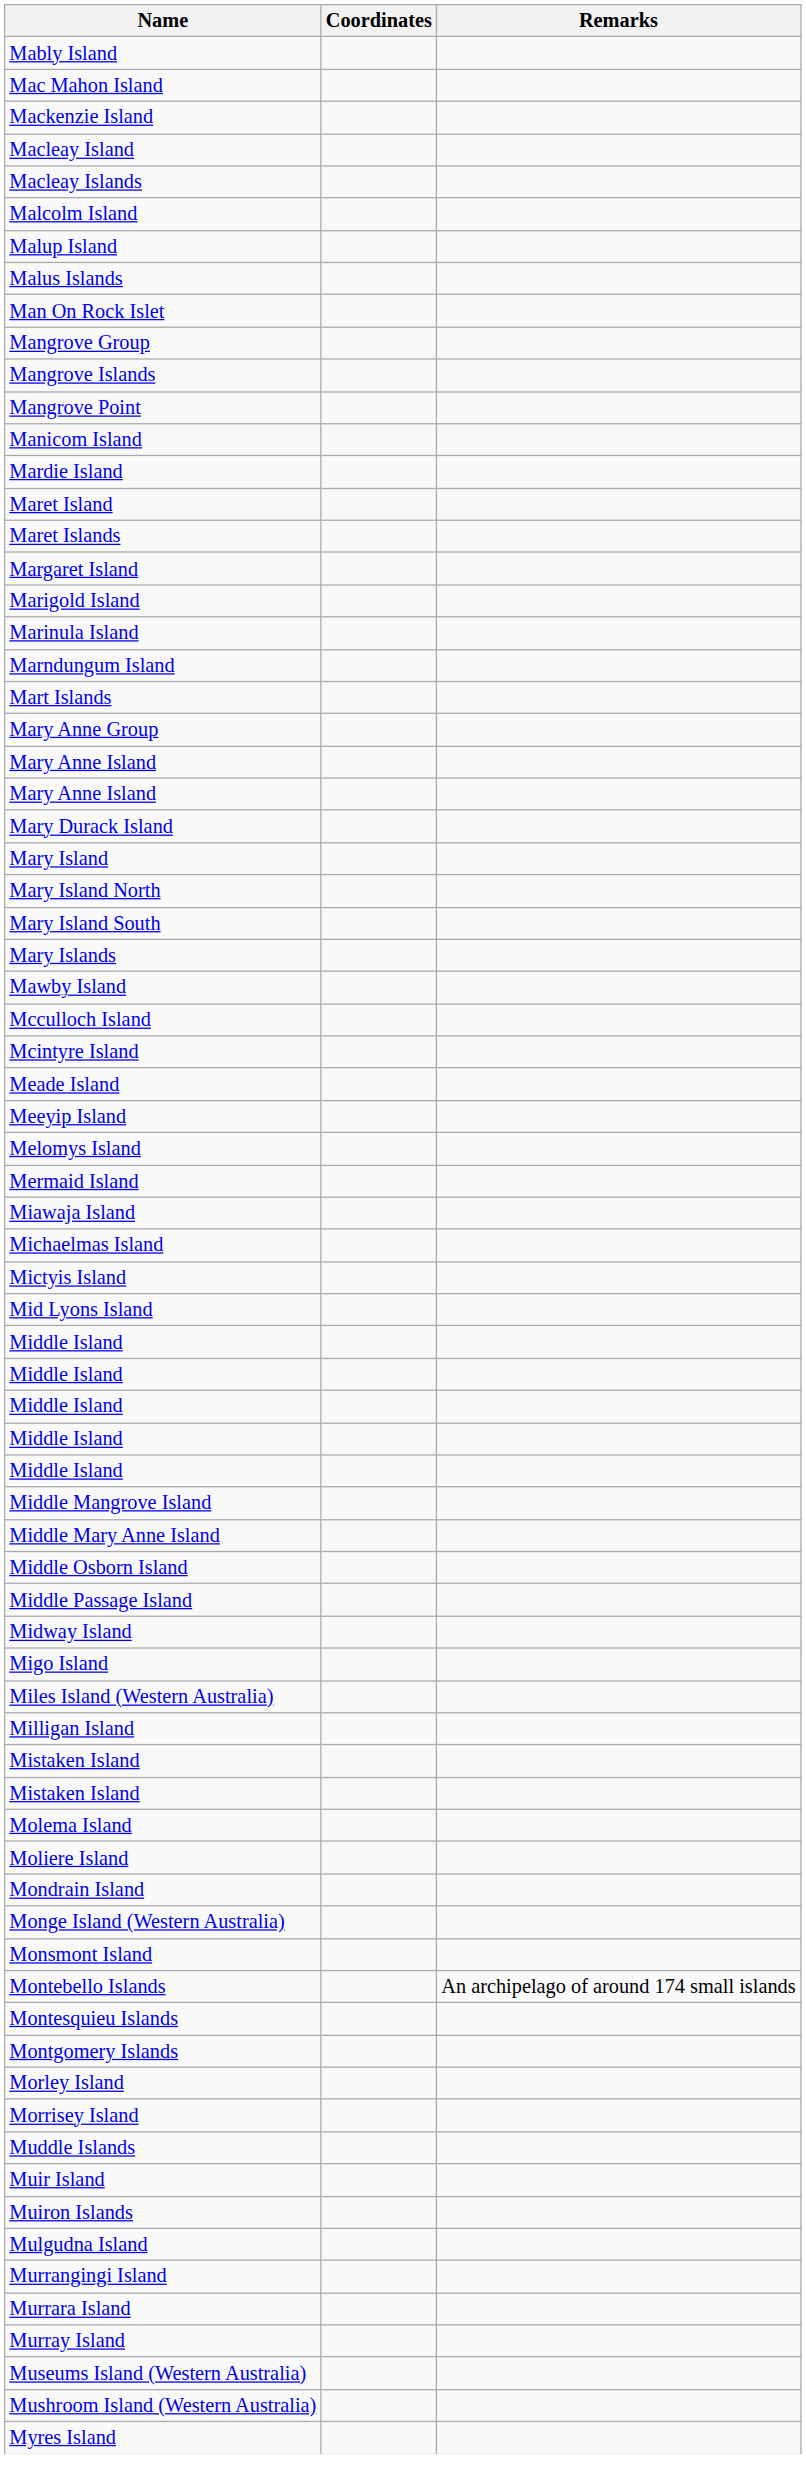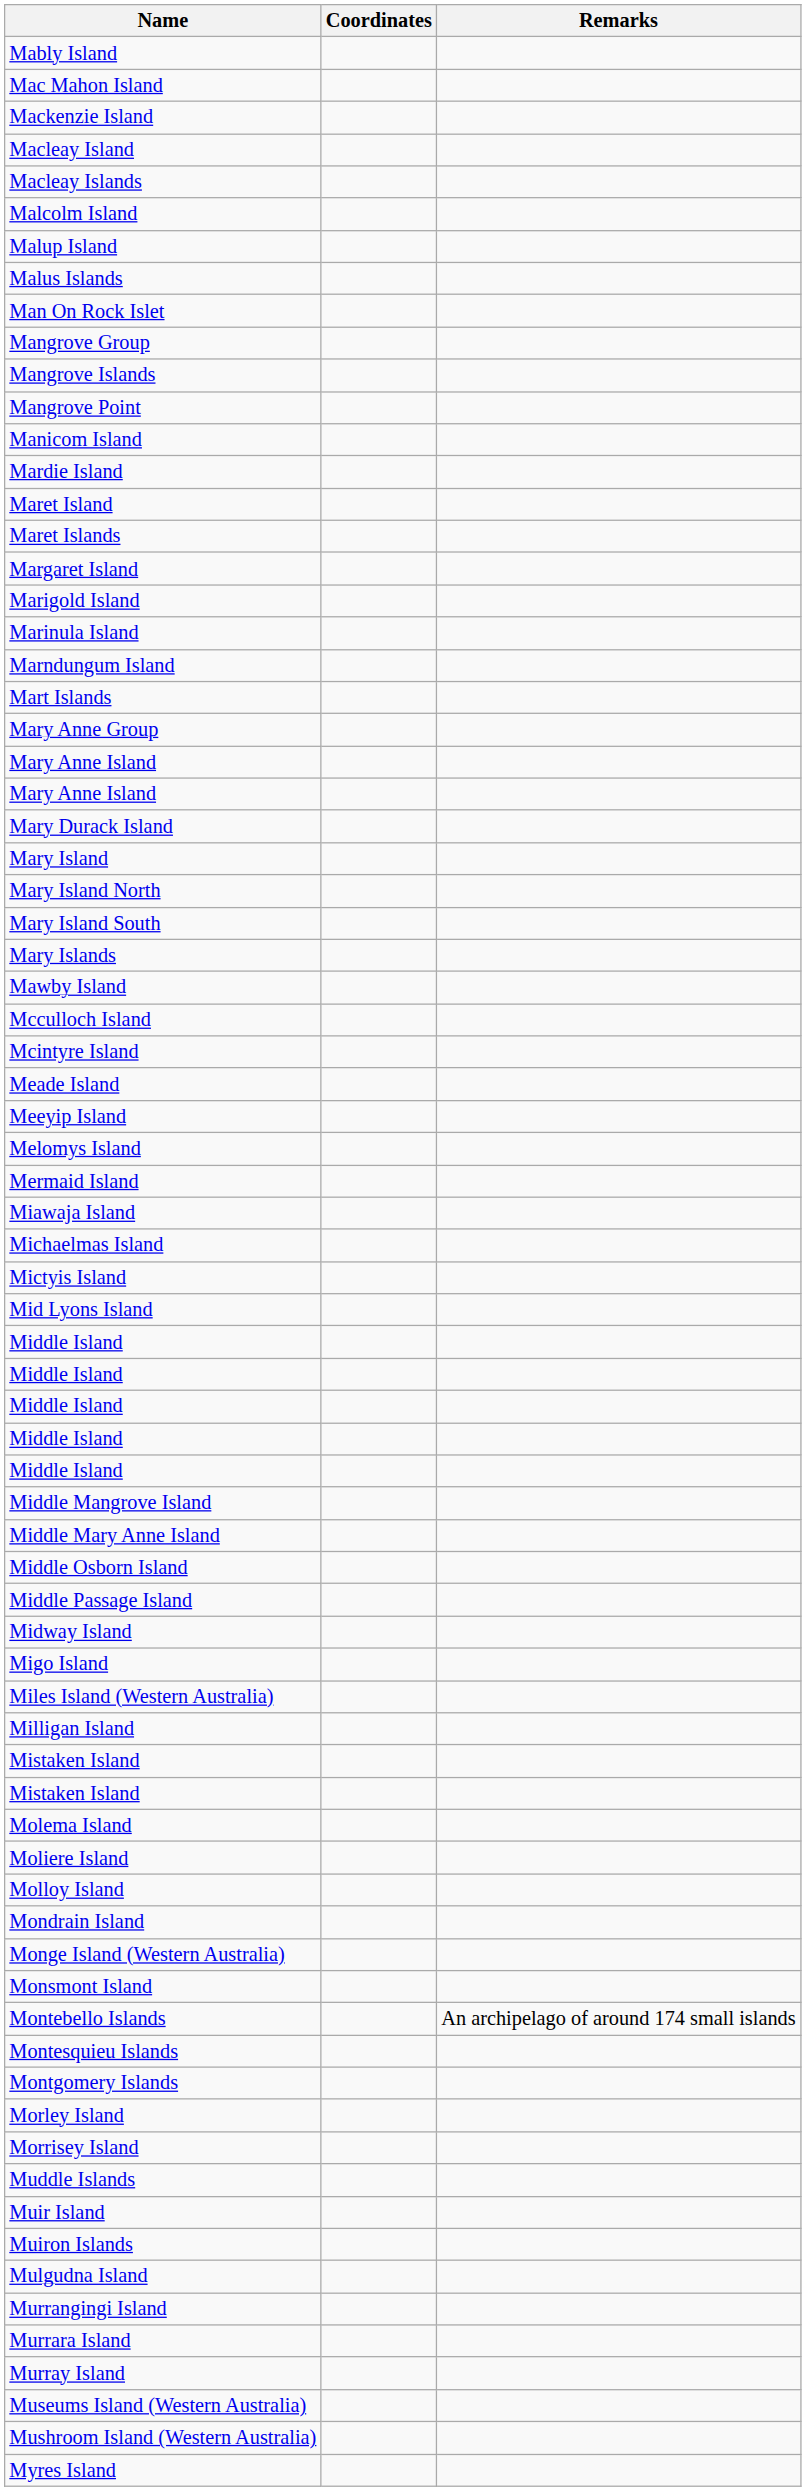+ row: (67, 1889)
